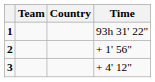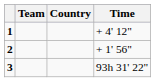(122, 31) 93h 31' 22" -> (114, 31) + 4' 12"
(114, 67) + 4' 12" -> (122, 67) 93h 31' 22"
